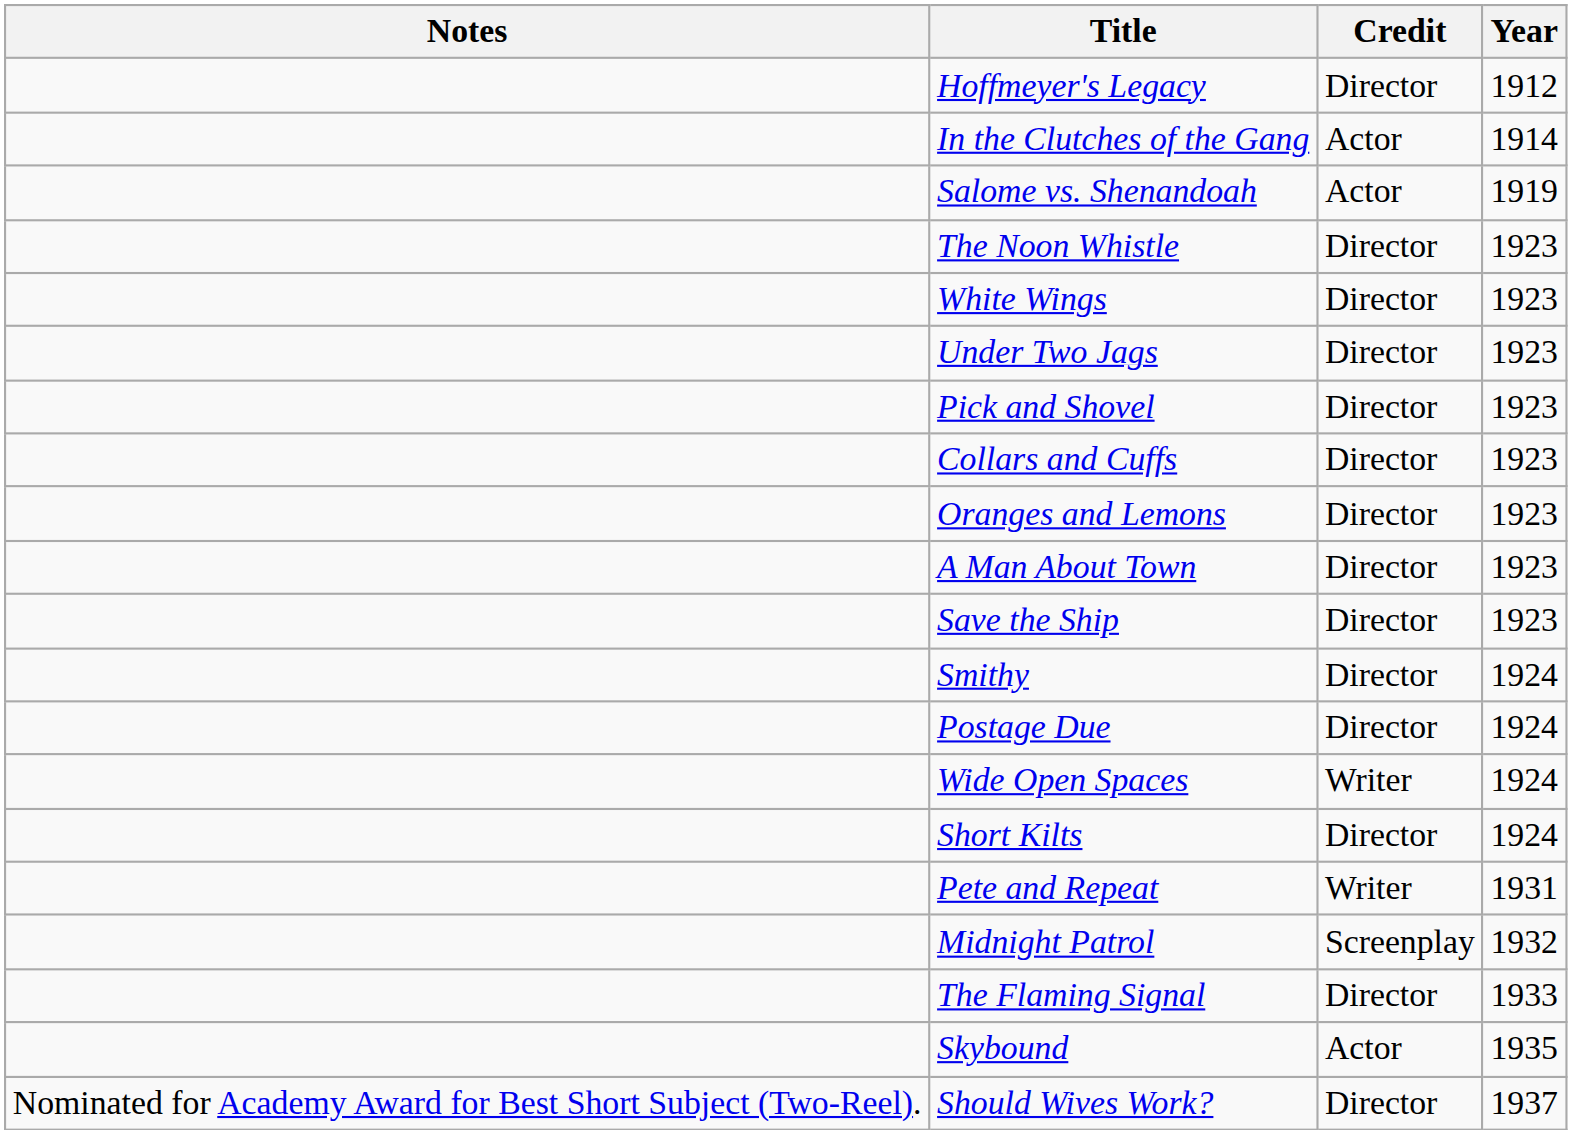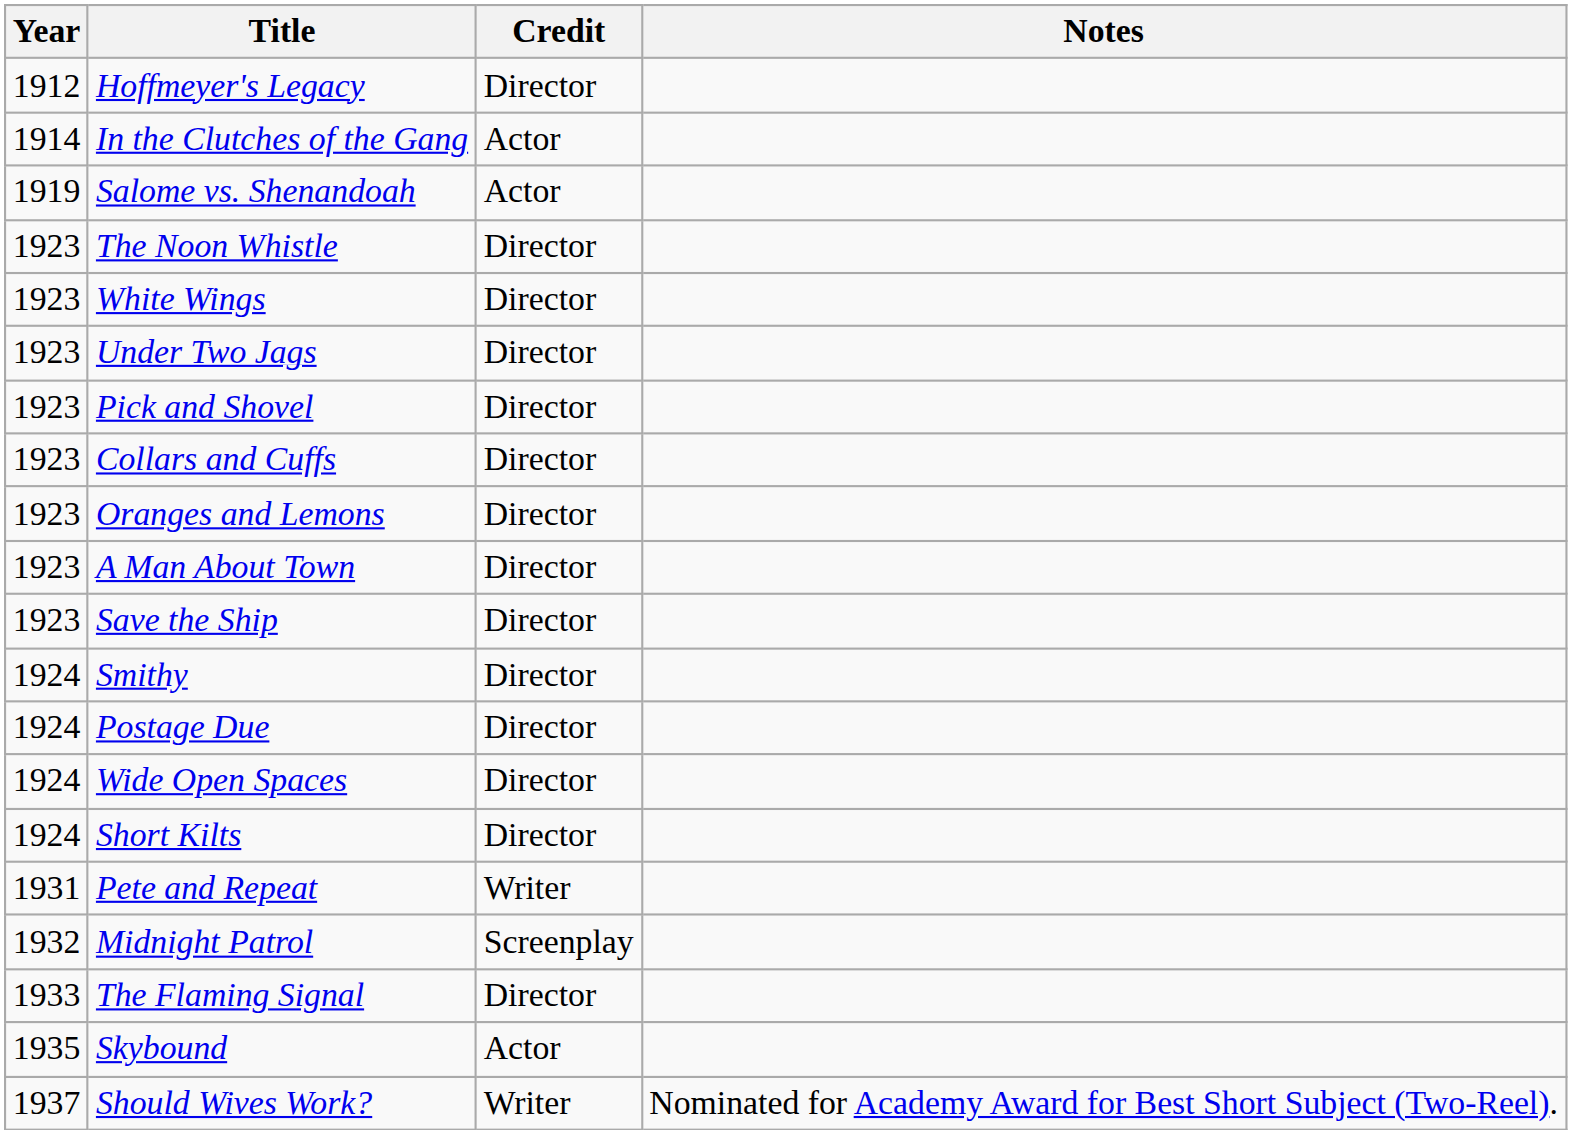columns swapped: (1524, 31) <-> (467, 31)
(1368, 780) Writer -> (540, 780) Director
(1381, 1102) Director -> (527, 1102) Writer
